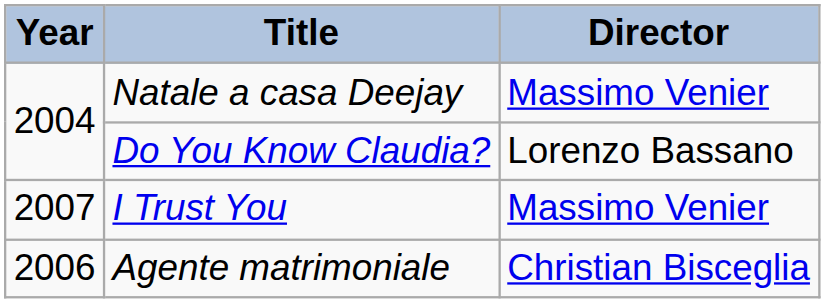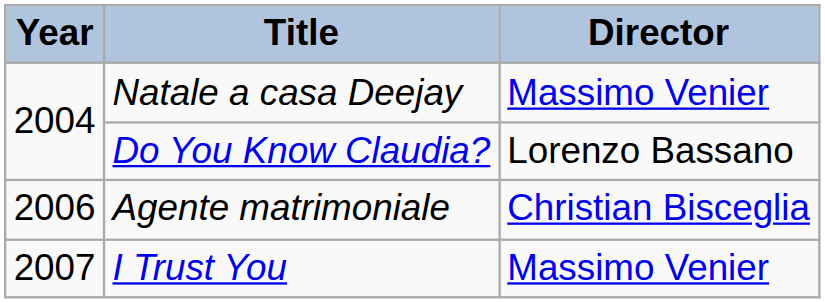rows swapped: (281, 267) <-> (200, 208)
